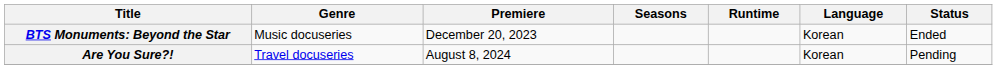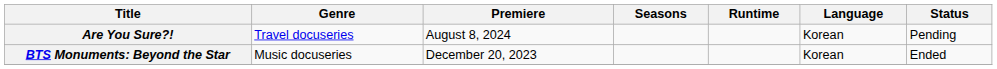rows swapped: (128, 34) <-> (128, 54)
